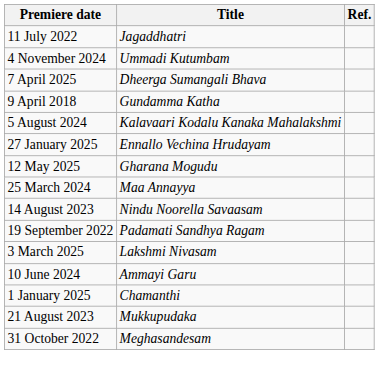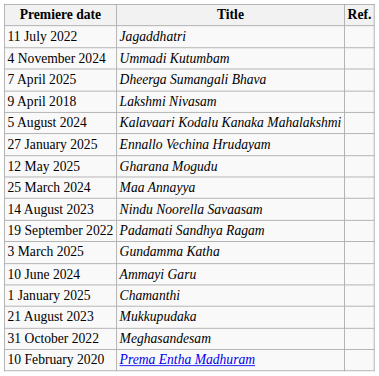(170, 101) Gundamma Katha -> (168, 101) Lakshmi Nivasam
(168, 252) Lakshmi Nivasam -> (170, 252) Gundamma Katha
+ row: (56, 360)
